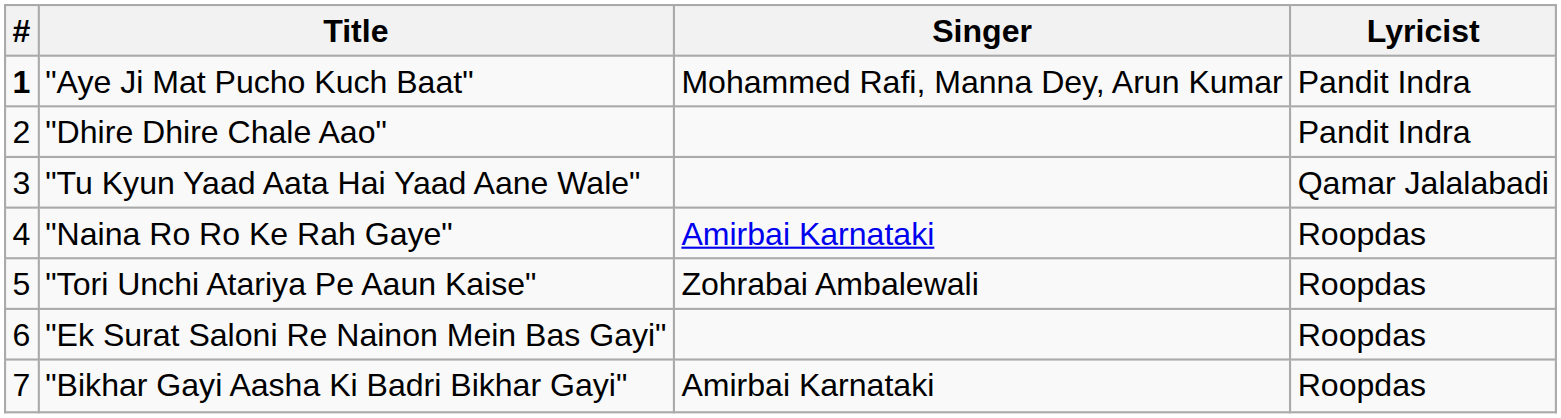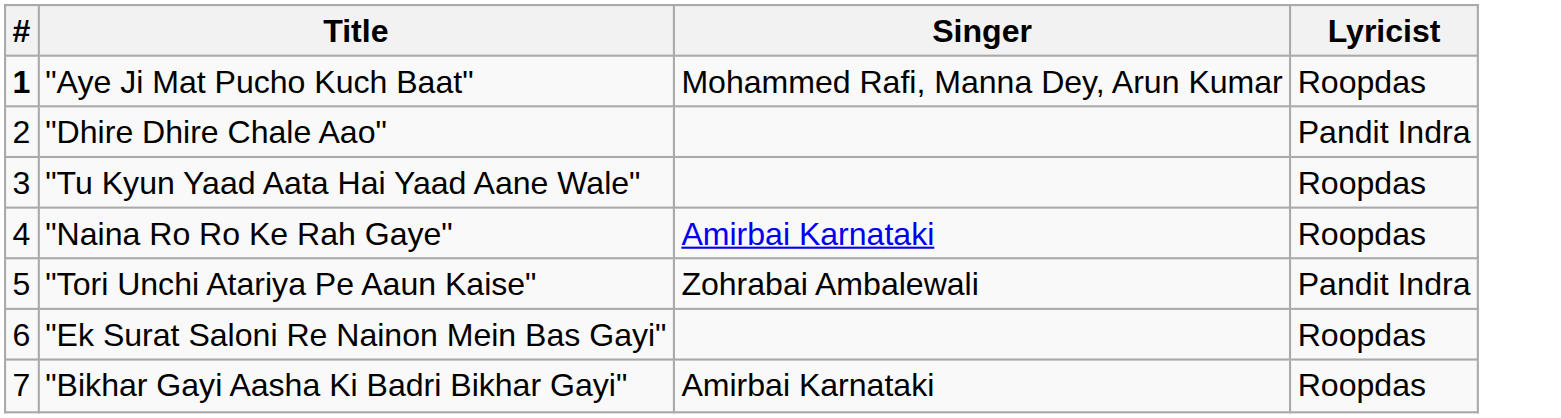(1384, 81) Pandit Indra -> (1362, 81) Roopdas
(1423, 183) Qamar Jalalabadi -> (1362, 183) Roopdas
(1362, 284) Roopdas -> (1384, 284) Pandit Indra
